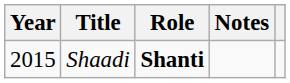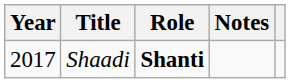(33, 58) 2015 -> (33, 58) 2017
